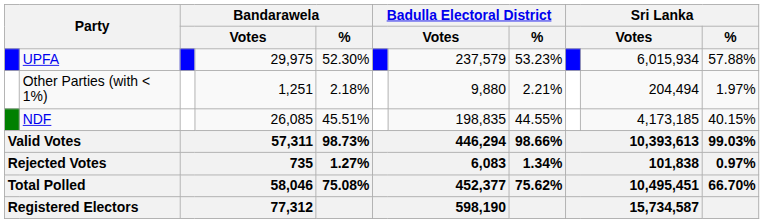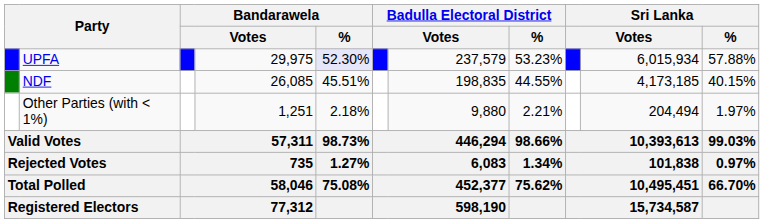(346, 59) no background -> (346, 59) lavender background
rows swapped: (37, 119) <-> (86, 89)
